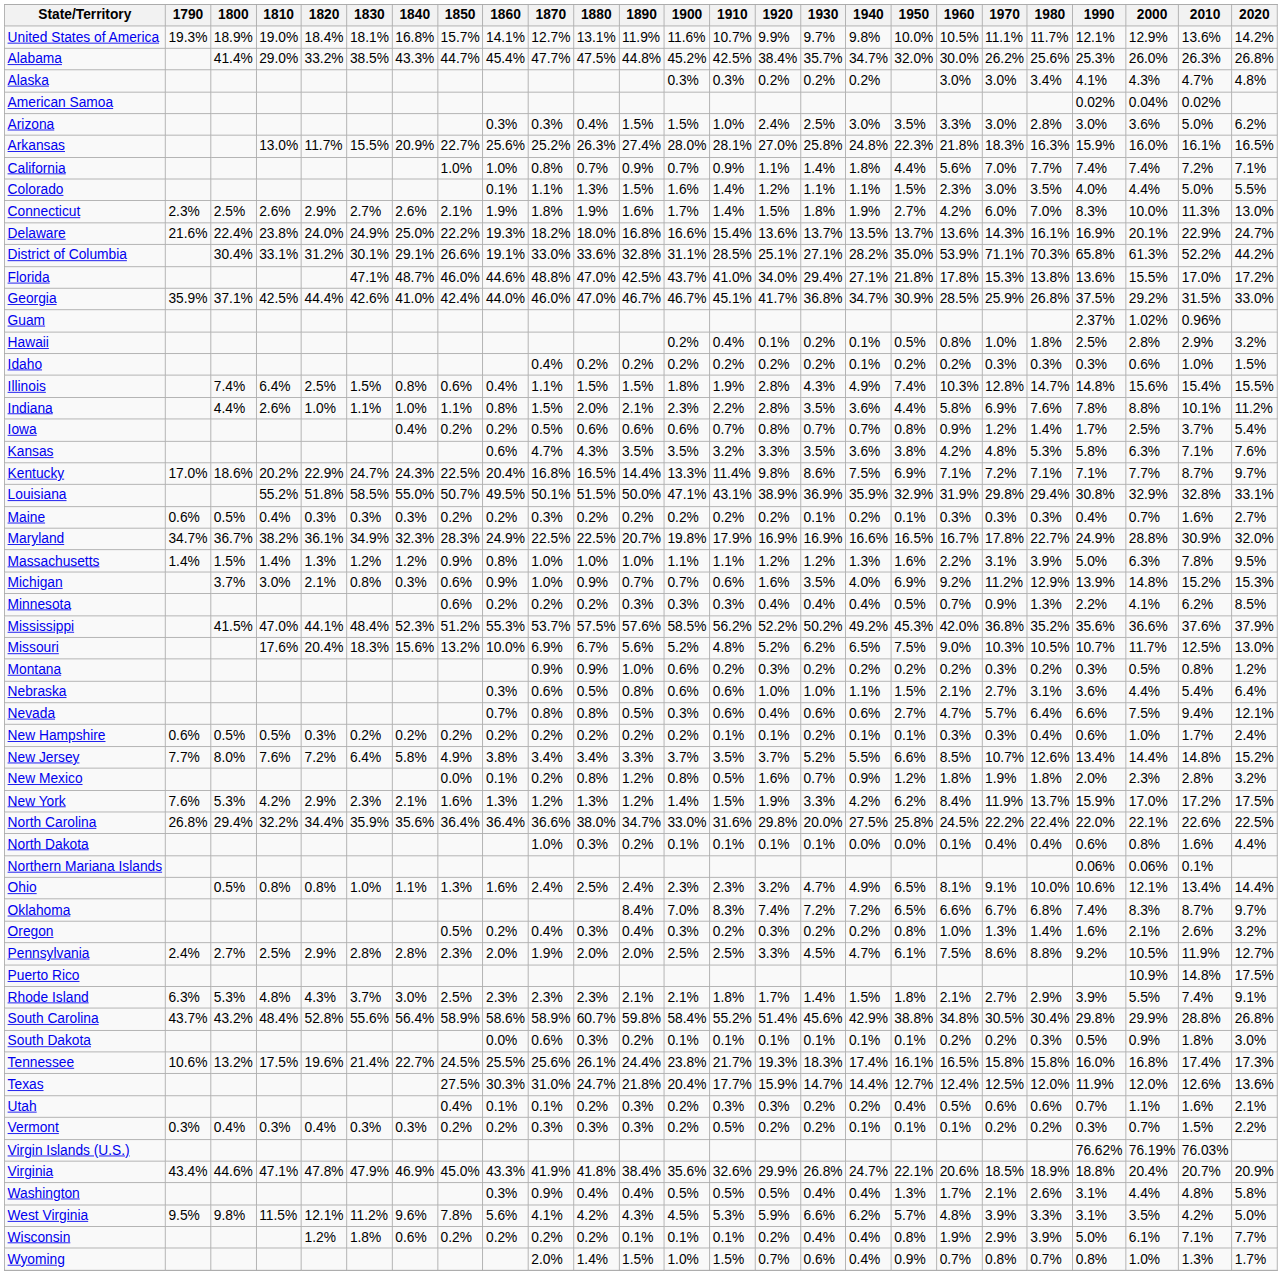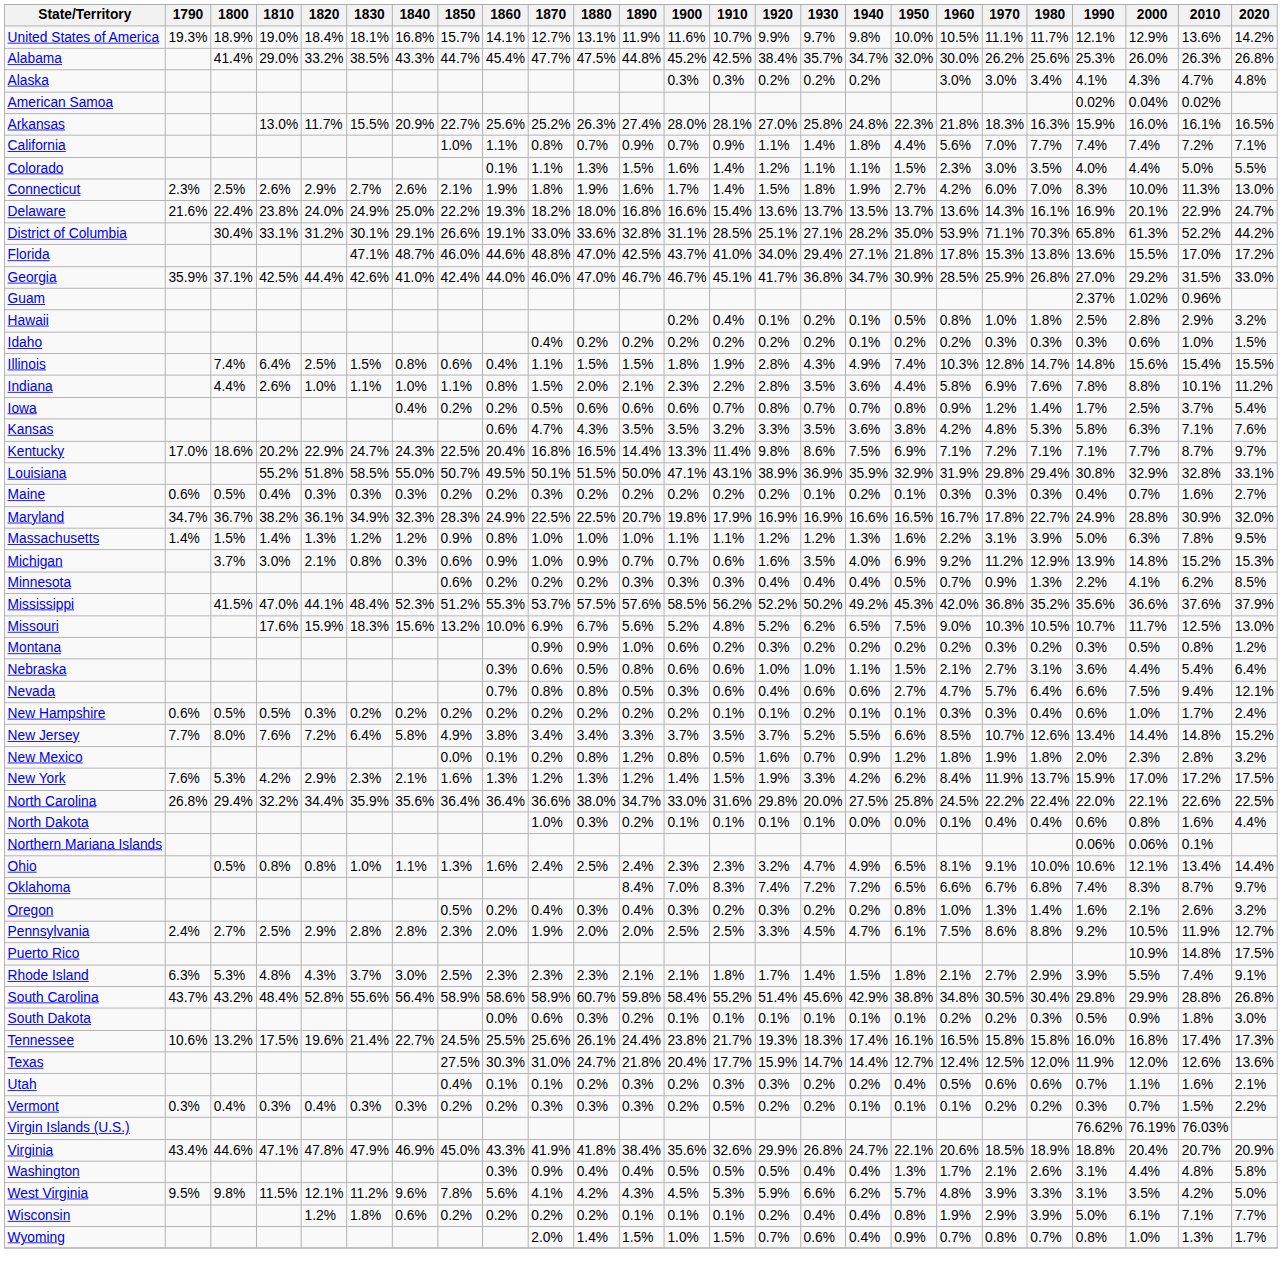- row: (31, 124)
(502, 168) 1.0% -> (502, 146) 1.1%
(1095, 299) 37.5% -> (1095, 277) 27.0%
(324, 648) 20.4% -> (324, 626) 15.9%
